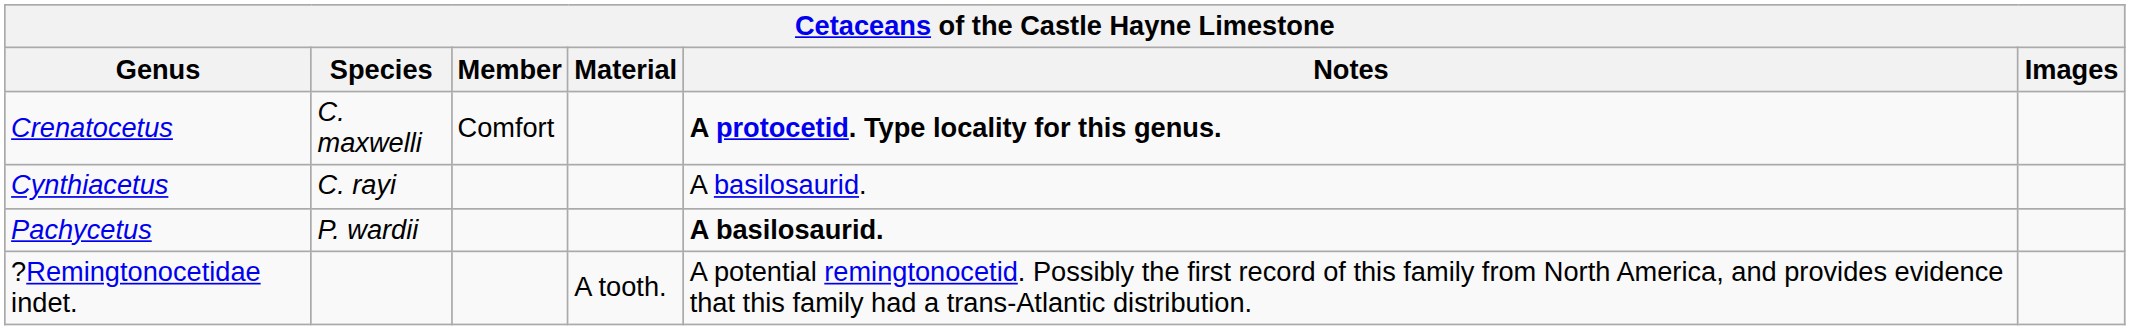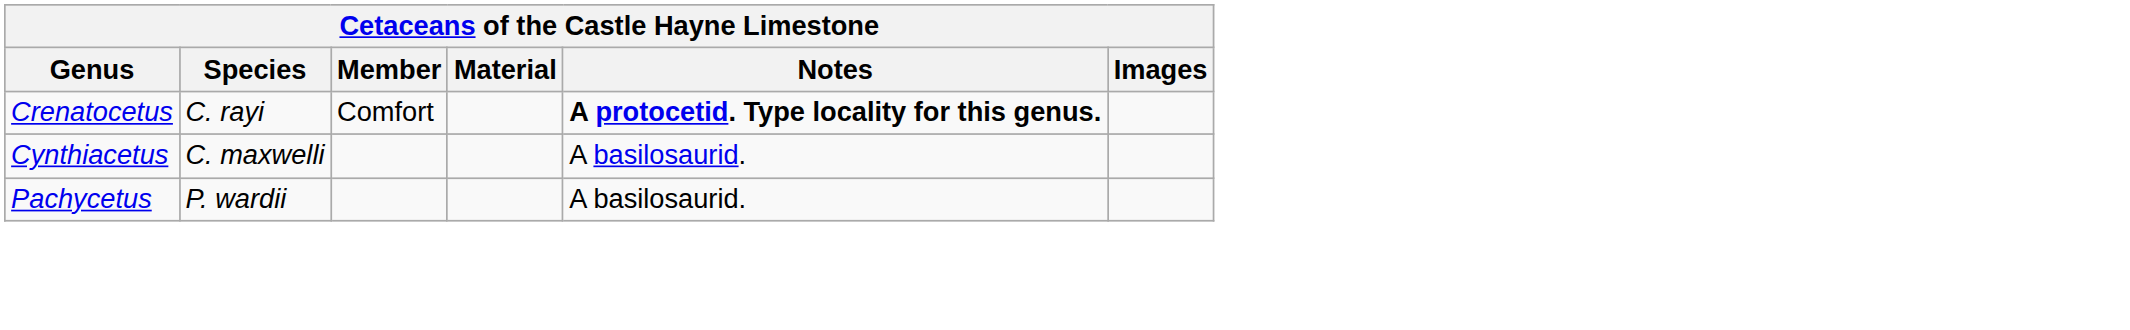(370, 127) C. maxwelli -> (225, 112) C. rayi
(357, 186) C. rayi -> (255, 155) C. maxwelli
(787, 229) bold -> (658, 198) normal
- row: (136, 287)
